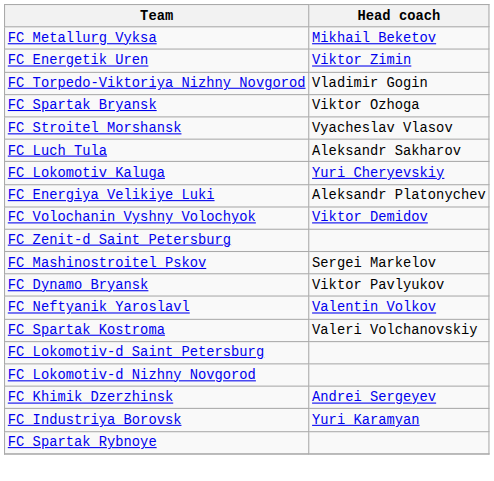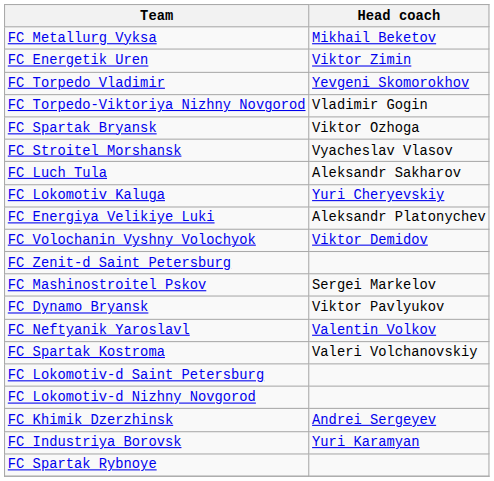+ row: (86, 83)
